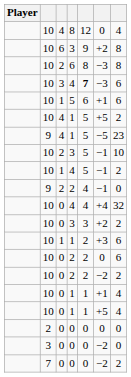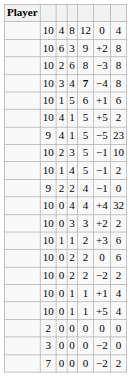(102, 83) −3 -> (102, 83) −4
(118, 83) 6 -> (118, 83) 8
